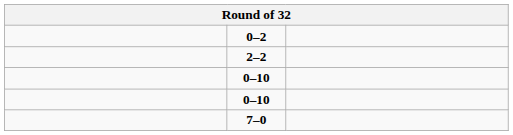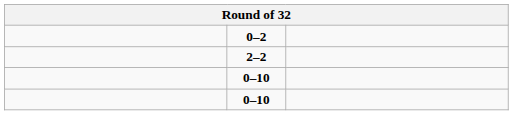- row: (116, 120)
